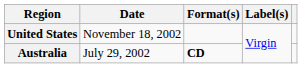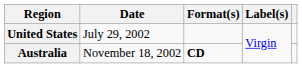(132, 33) November 18, 2002 -> (116, 33) July 29, 2002
(116, 53) July 29, 2002 -> (132, 53) November 18, 2002
